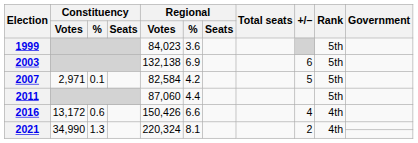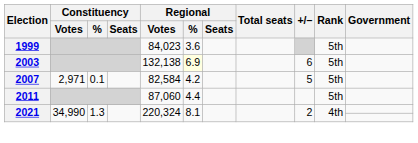(193, 63) no background -> (193, 63) lightyellow background
- row: (27, 113)
